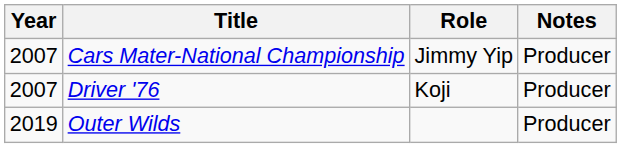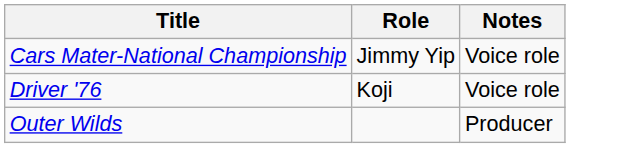- column: (34, 21)
(567, 55) Producer -> (512, 55) Voice role
(567, 90) Producer -> (512, 90) Voice role
